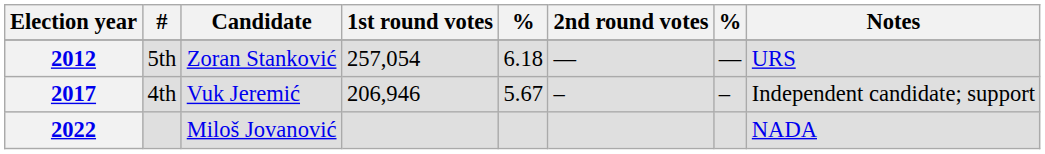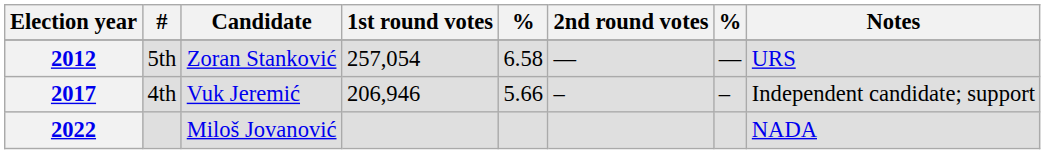(523, 58) 6.18 -> (523, 58) 6.58
(523, 93) 5.67 -> (523, 93) 5.66
